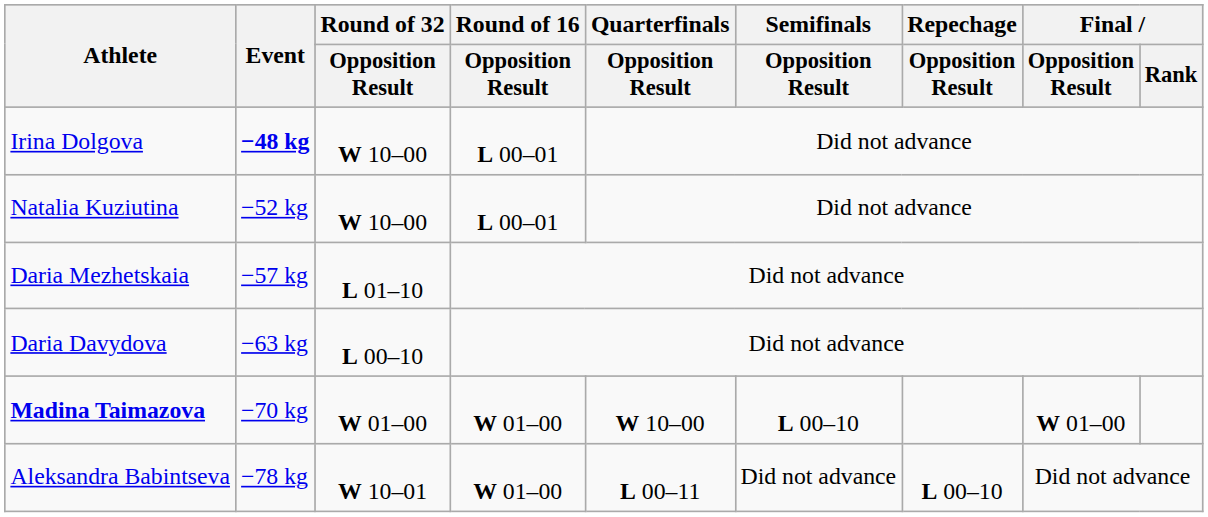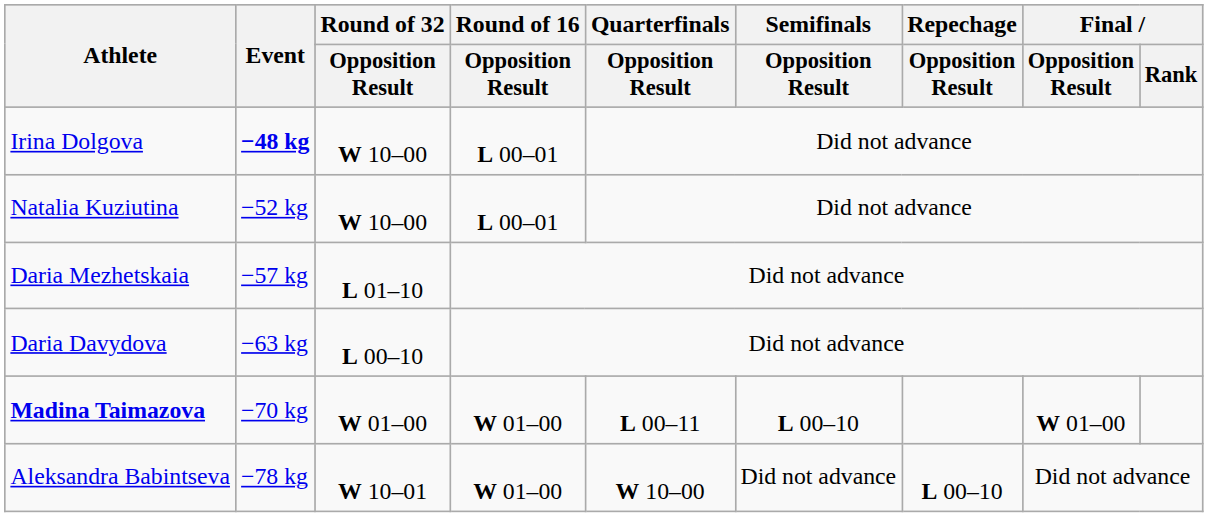(660, 424) W 10–00 -> (660, 424) L 00–11
(660, 491) L 00–11 -> (660, 491) W 10–00
